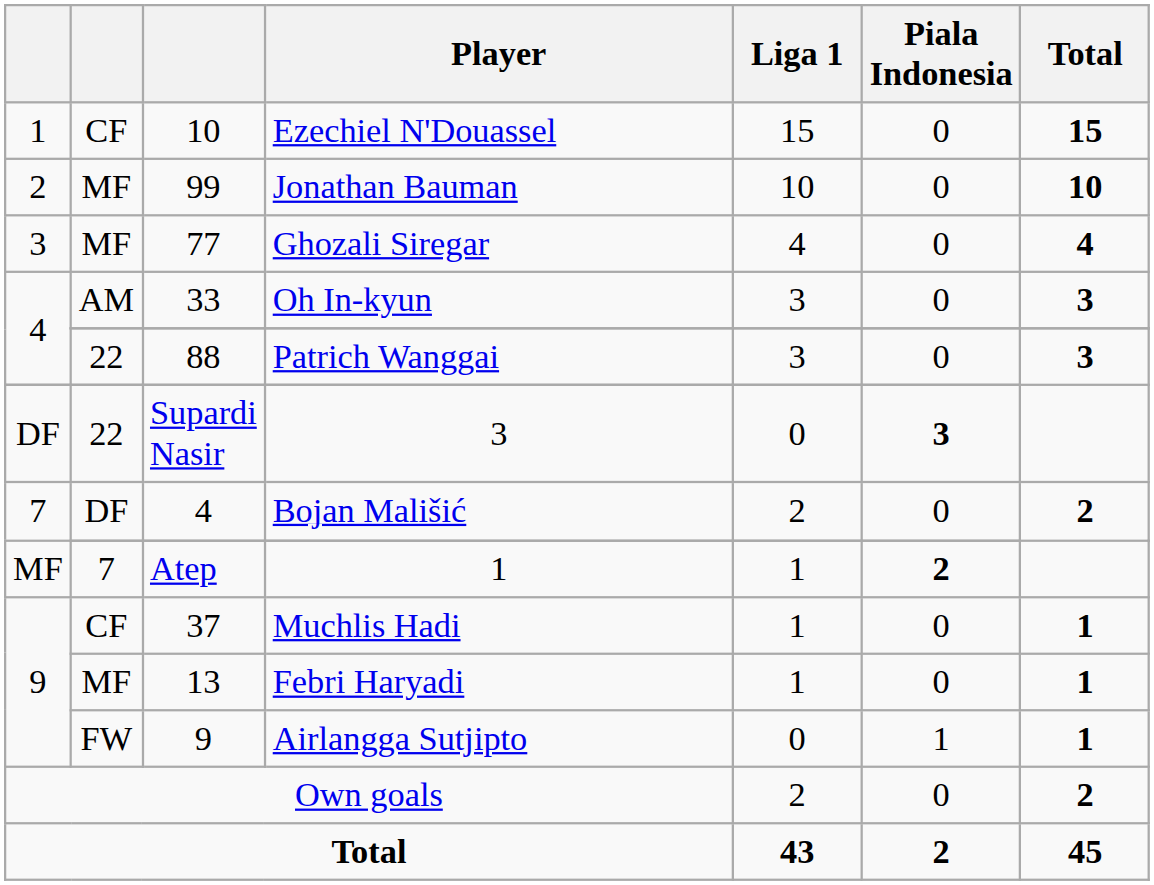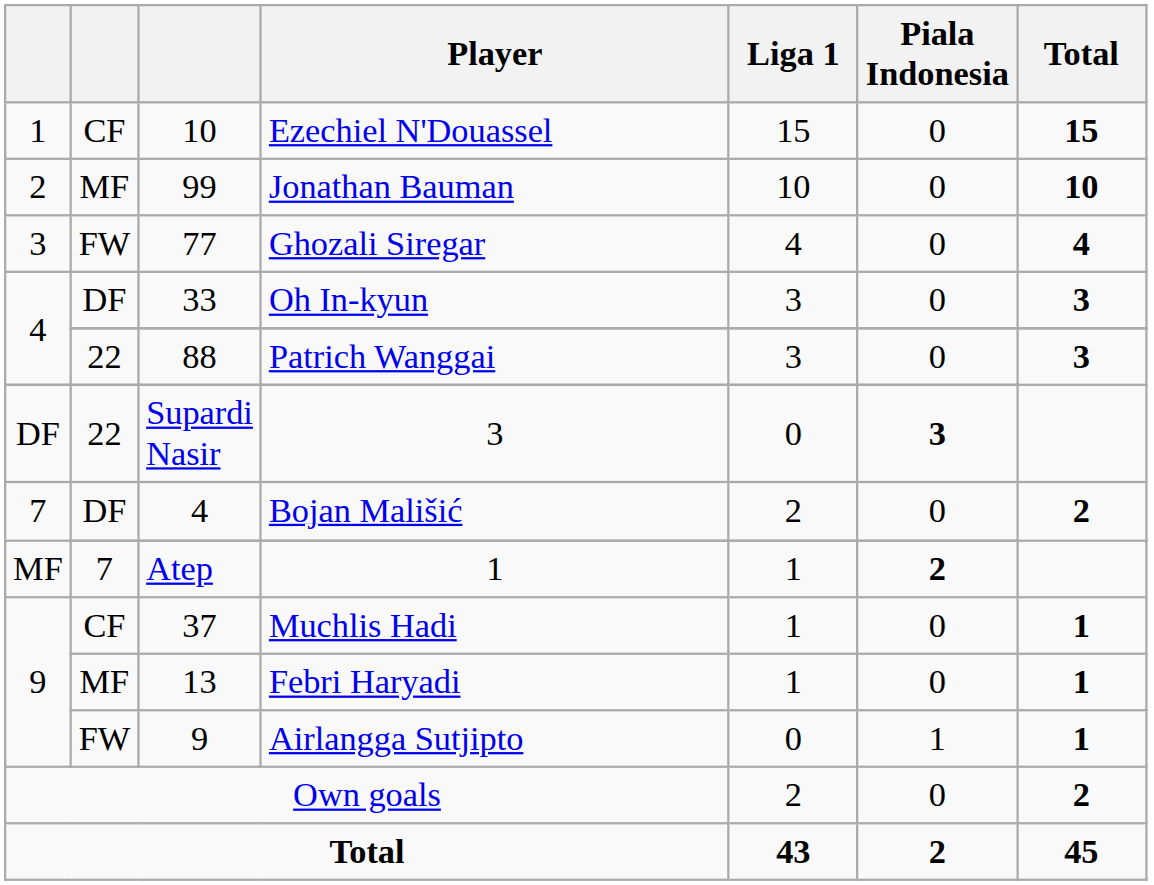(106, 243) MF -> (104, 243) FW
(106, 300) AM -> (104, 300) DF
